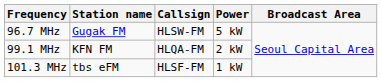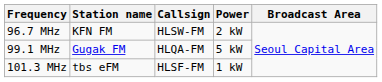(99, 31) Gugak FM -> (92, 31) KFN FM
(229, 31) 5 kW -> (229, 31) 2 kW
(92, 49) KFN FM -> (99, 49) Gugak FM
(229, 49) 2 kW -> (229, 49) 5 kW
